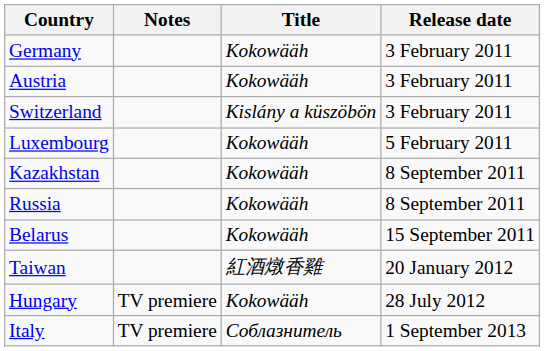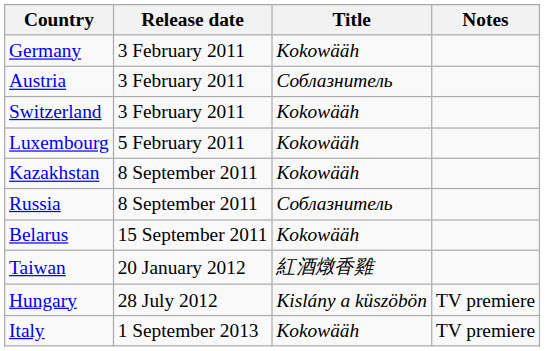columns swapped: (460, 19) <-> (167, 19)
(267, 81) Kokowääh -> (335, 81) Соблазнитель
(301, 111) Kislány a küszöbön -> (318, 111) Kokowääh
(267, 204) Kokowääh -> (335, 204) Соблазнитель
(267, 299) Kokowääh -> (352, 299) Kislány a küszöbön
(284, 330) Соблазнитель -> (318, 330) Kokowääh
